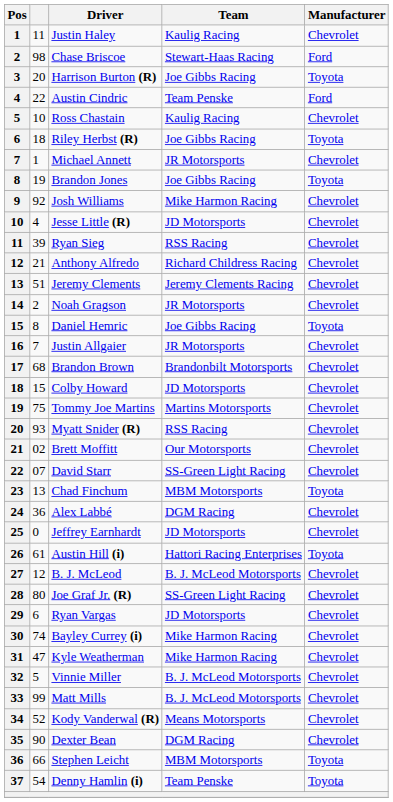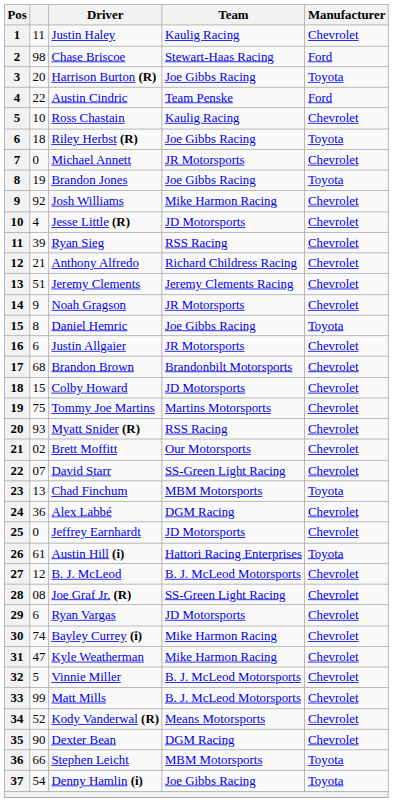(36, 159) 1 -> (36, 159) 0
(36, 304) 2 -> (36, 304) 9
(36, 345) 7 -> (36, 345) 6
(39, 594) 80 -> (39, 594) 08
(199, 780) Team Penske -> (210, 780) Joe Gibbs Racing
